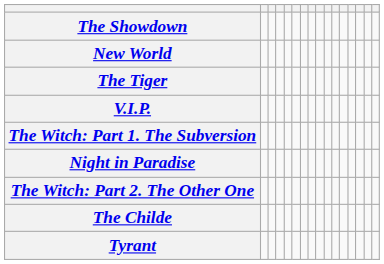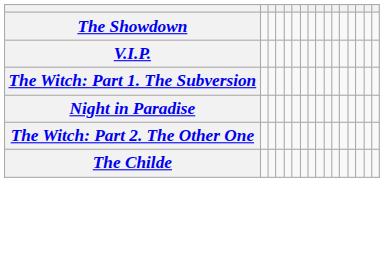- row: (132, 53)
- row: (132, 80)
- row: (132, 245)
